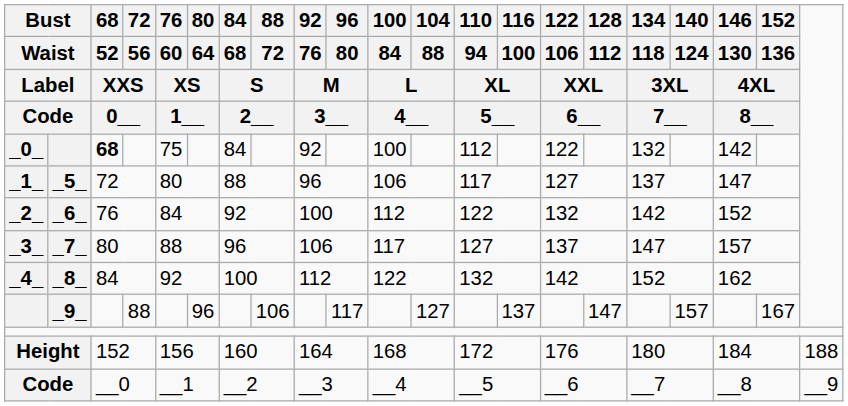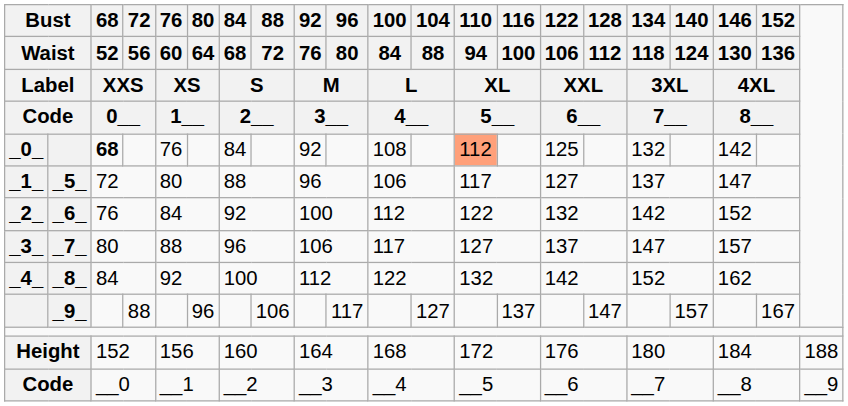(171, 149) 75 -> (171, 149) 76
(390, 149) 100 -> (390, 149) 108
(475, 149) no background -> (475, 149) lightsalmon background
(562, 149) 122 -> (562, 149) 125
